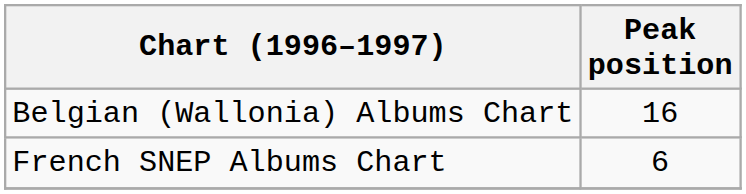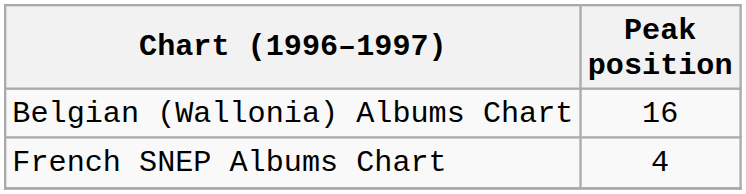(660, 163) 6 -> (660, 163) 4
